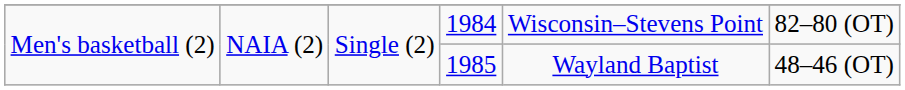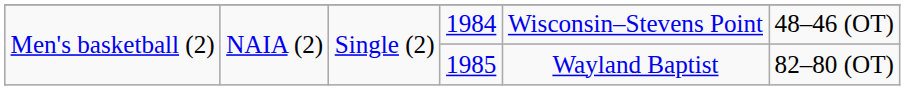(834, 24) 82–80 (OT) -> (834, 24) 48–46 (OT)
(834, 64) 48–46 (OT) -> (834, 64) 82–80 (OT)
